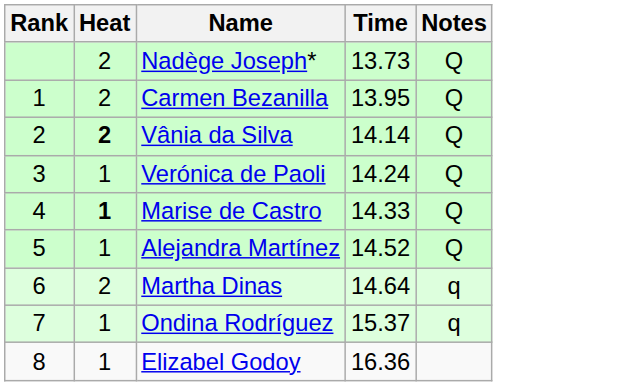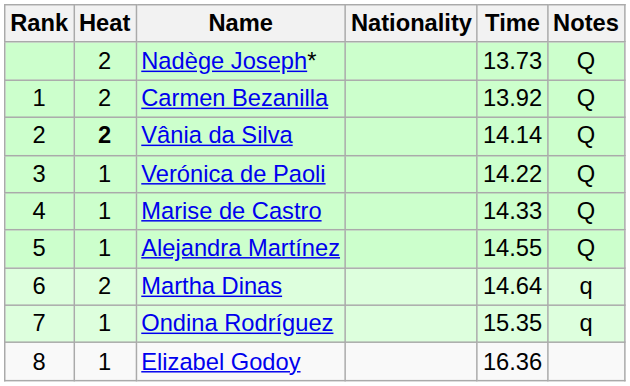+ column: (411, 23)
(381, 98) 13.95 -> (513, 98) 13.92
(381, 173) 14.24 -> (513, 173) 14.22
(105, 211) bold -> (105, 211) normal
(381, 248) 14.52 -> (513, 248) 14.55
(381, 323) 15.37 -> (513, 323) 15.35
